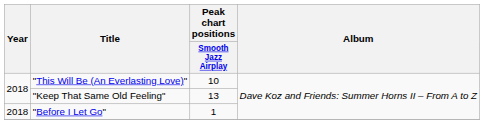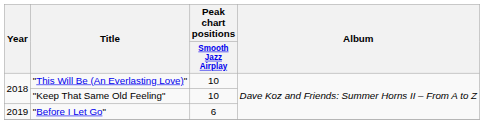(213, 96) 13 -> (213, 96) 10
(17, 111) 2018 -> (17, 111) 2019
(213, 111) 1 -> (213, 111) 6
